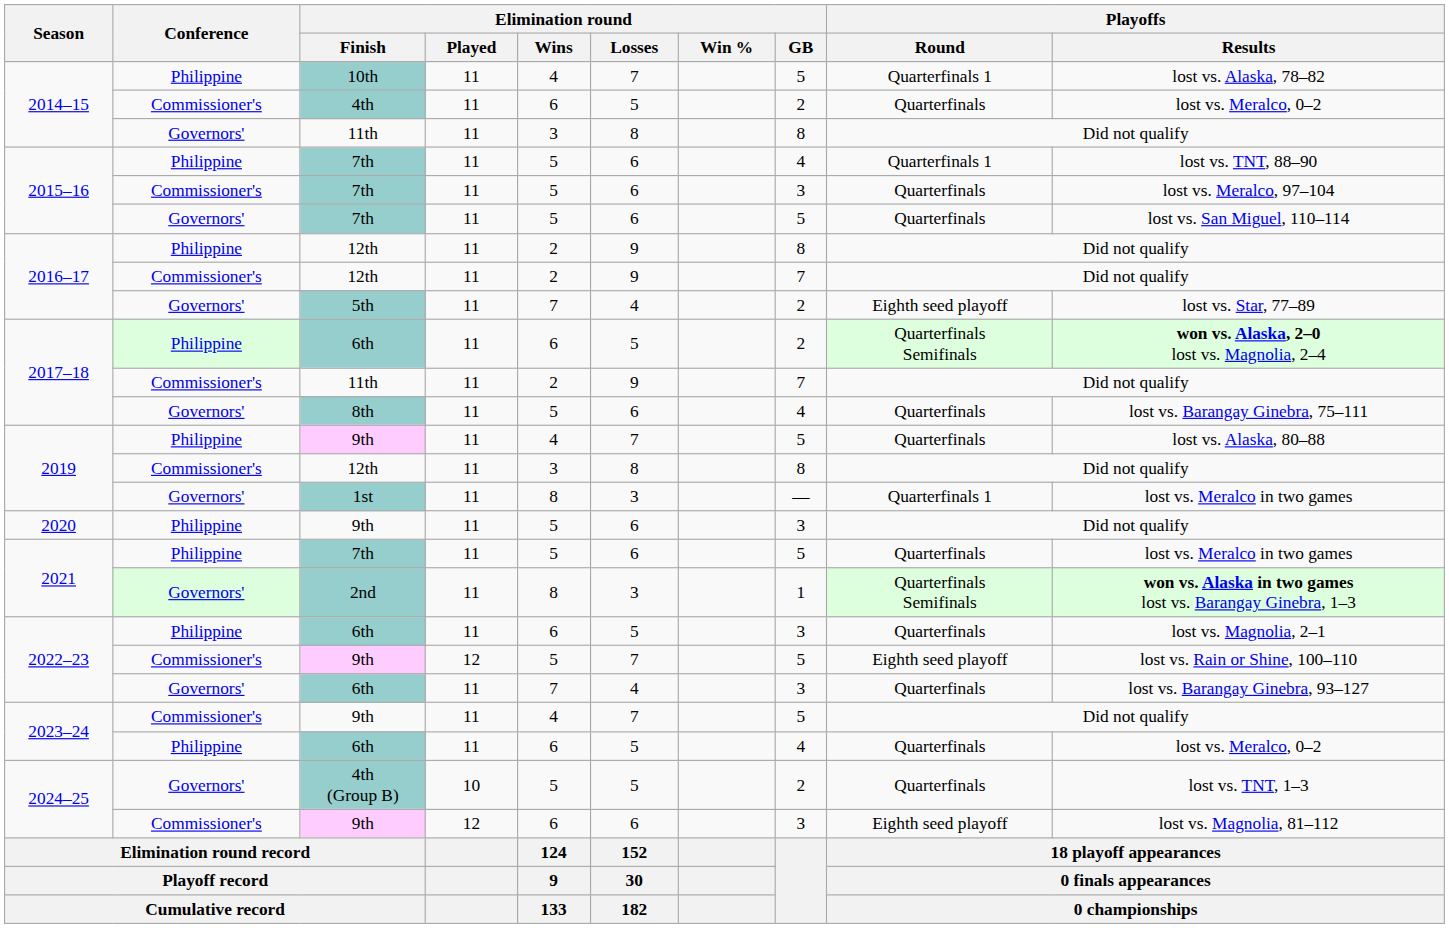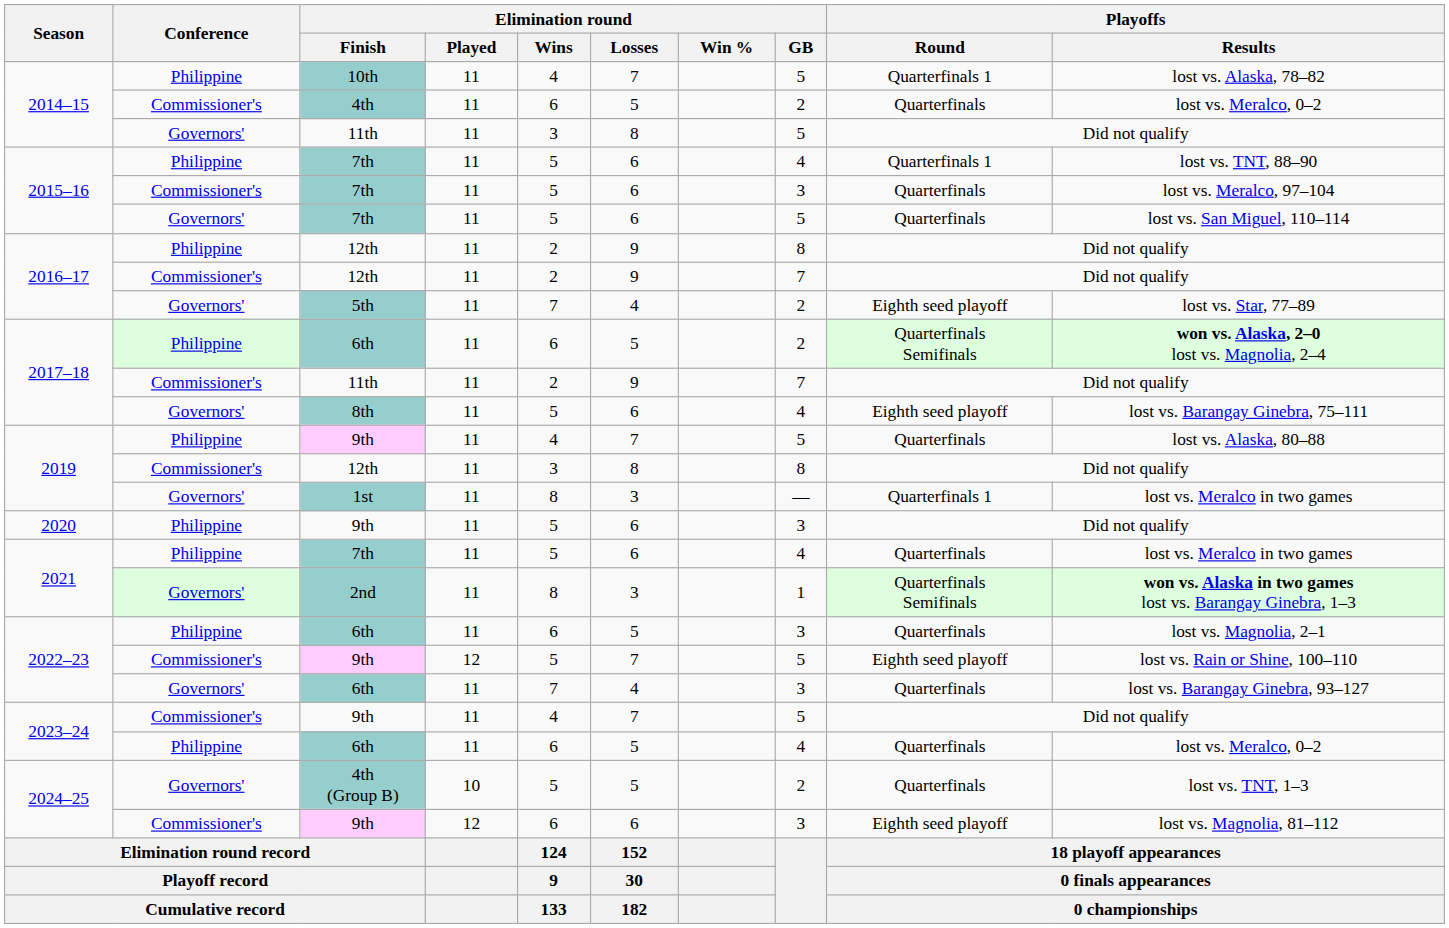(801, 133) 8 -> (801, 133) 5
(940, 410) Quarterfinals -> (940, 410) Eighth seed playoff
(801, 553) 5 -> (801, 553) 4
